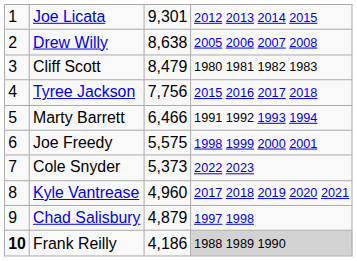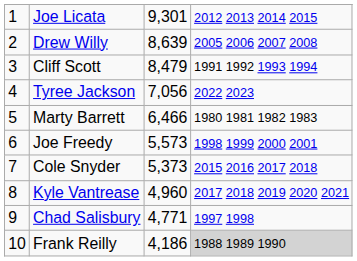(168, 42) 8,638 -> (168, 42) 8,639
(256, 67) 1980 1981 1982 1983 -> (256, 67) 1991 1992 1993 1994
(168, 92) 7,756 -> (168, 92) 7,056
(256, 92) 2015 2016 2017 2018 -> (224, 92) 2022 2023
(256, 118) 1991 1992 1993 1994 -> (256, 118) 1980 1981 1982 1983
(168, 142) 5,575 -> (168, 142) 5,573
(224, 168) 2022 2023 -> (256, 168) 2015 2016 2017 2018
(168, 218) 4,879 -> (168, 218) 4,771
(17, 243) bold -> (17, 243) normal
